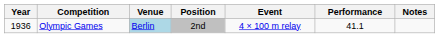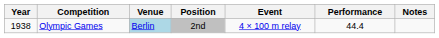(21, 26) 1936 -> (21, 26) 1938
(355, 26) 41.1 -> (355, 26) 44.4
